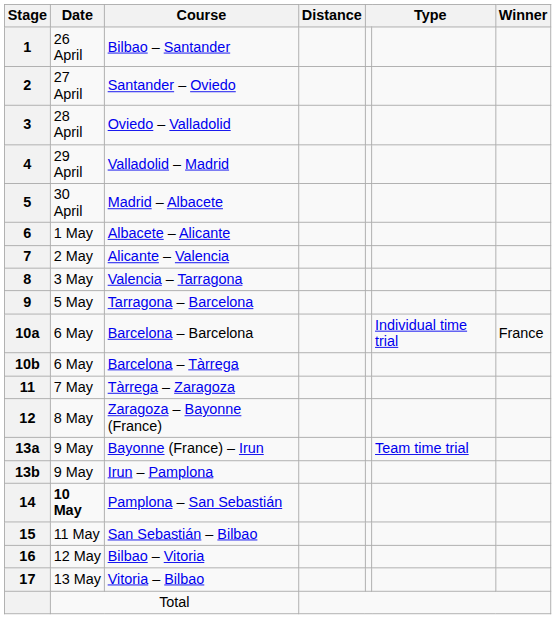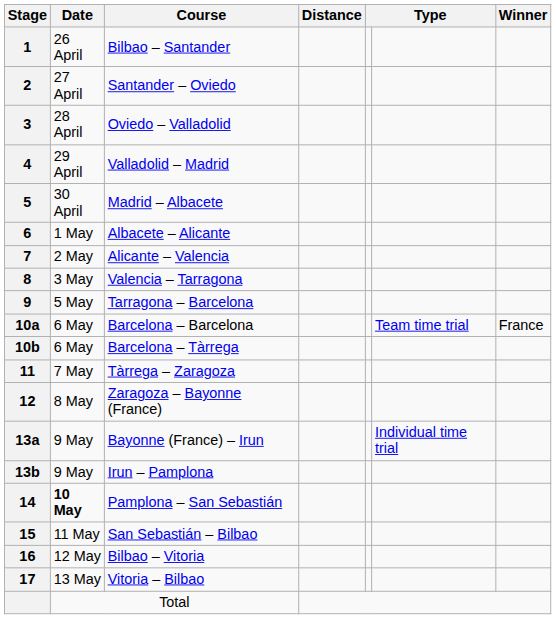(421, 333) Individual time trial -> (422, 325) Team time trial
(422, 449) Team time trial -> (421, 440) Individual time trial
